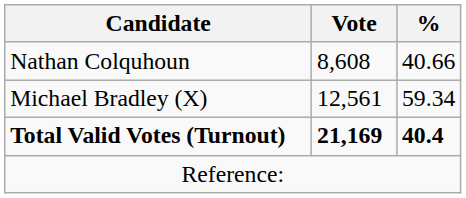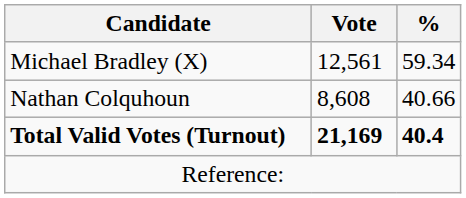rows swapped: (109, 98) <-> (100, 60)
